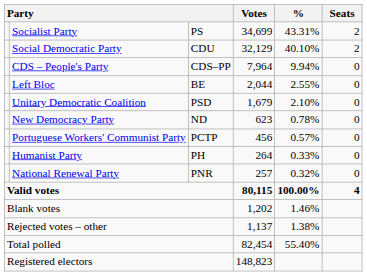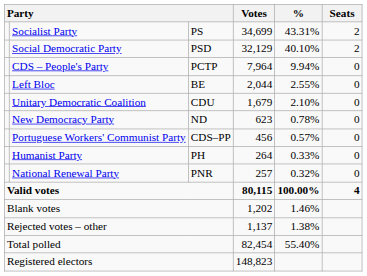(203, 48) CDU -> (201, 48) PSD
(211, 66) CDS–PP -> (204, 66) PCTP
(201, 102) PSD -> (203, 102) CDU
(204, 137) PCTP -> (211, 137) CDS–PP
